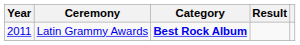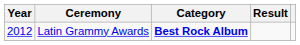(19, 31) 2011 -> (20, 31) 2012
